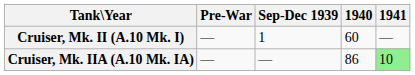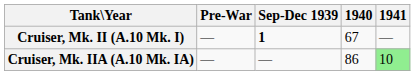(262, 37) normal -> (262, 37) bold
(352, 37) 60 -> (352, 37) 67
